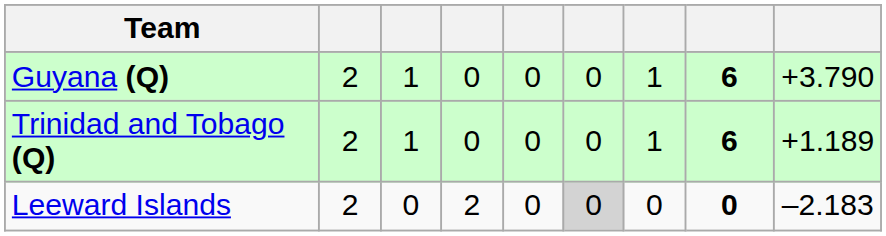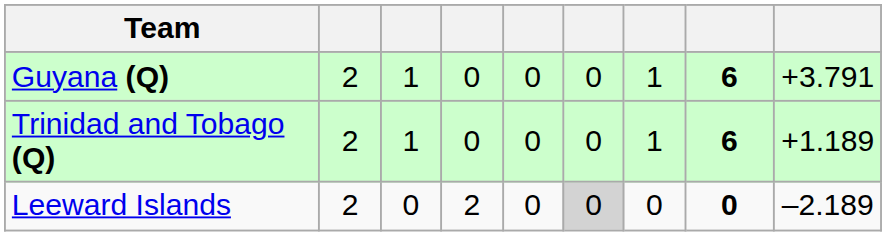(828, 76) +3.790 -> (828, 76) +3.791
(828, 205) –2.183 -> (828, 205) –2.189
